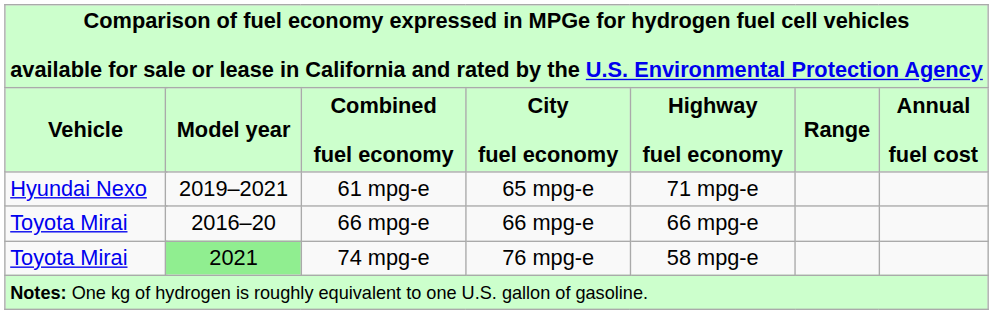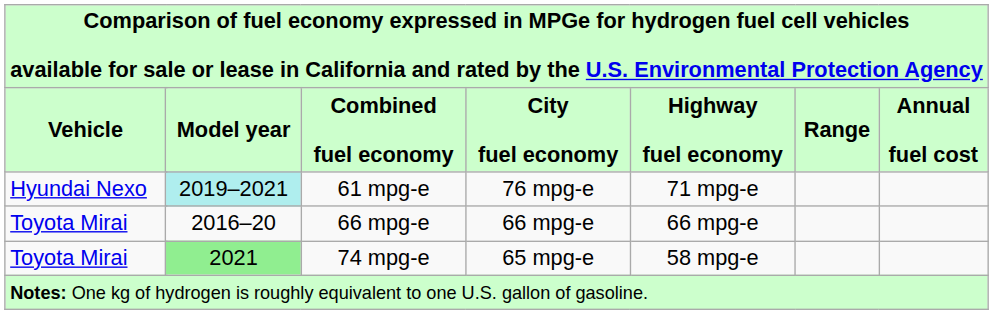(234, 188) no background -> (234, 188) paleturquoise background
(548, 188) 65 mpg-e -> (548, 188) 76 mpg-e
(548, 257) 76 mpg-e -> (548, 257) 65 mpg-e
